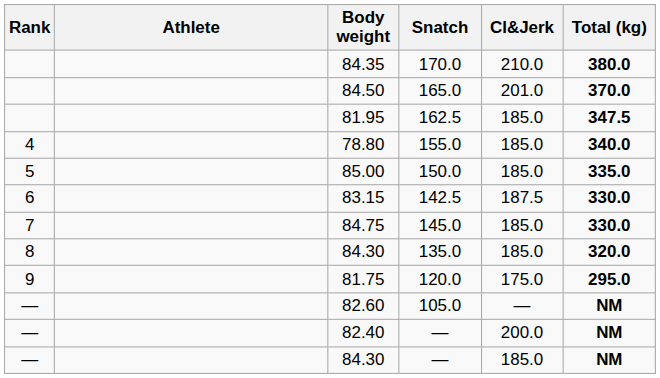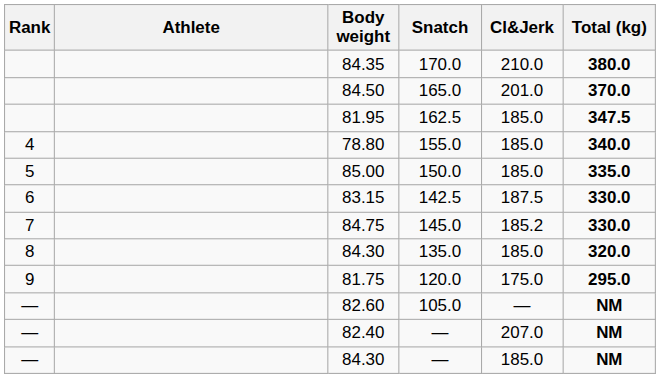(522, 225) 185.0 -> (522, 225) 185.2
(522, 332) 200.0 -> (522, 332) 207.0
